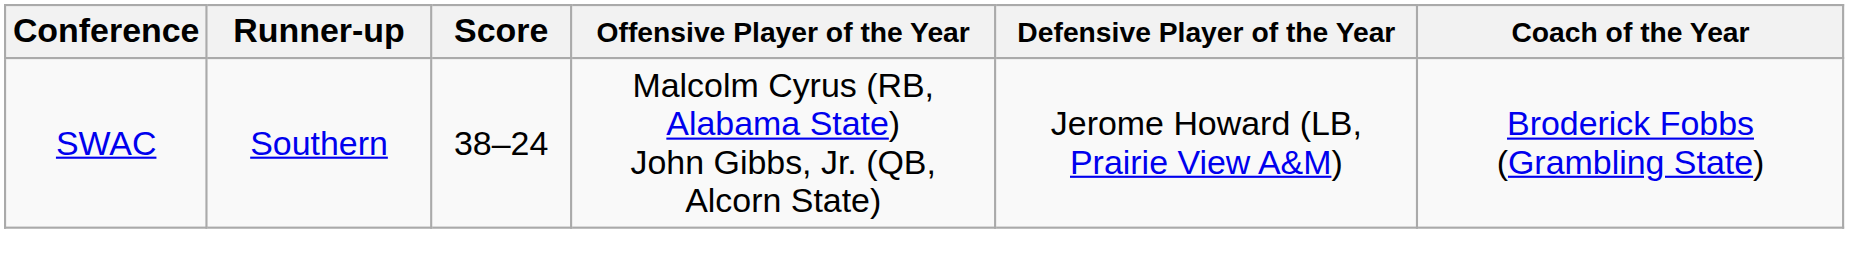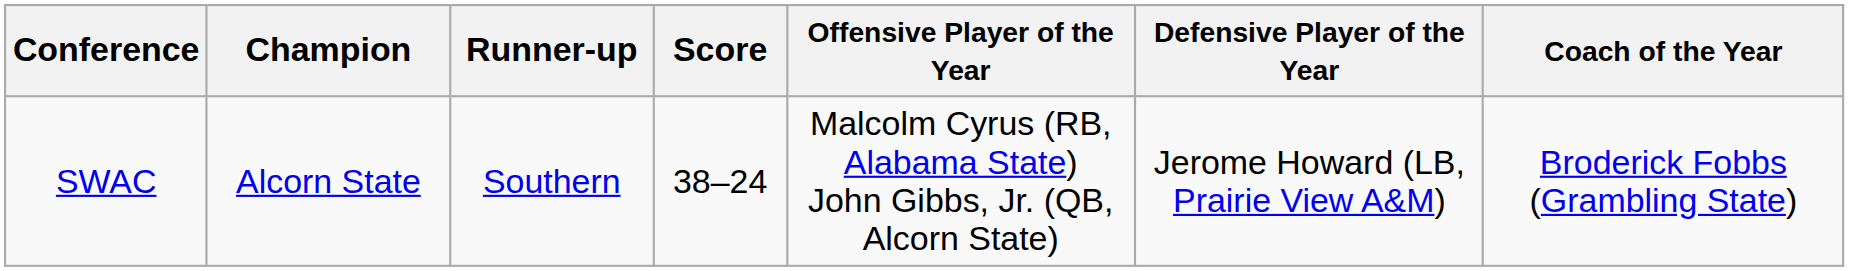+ column: (328, 50)
